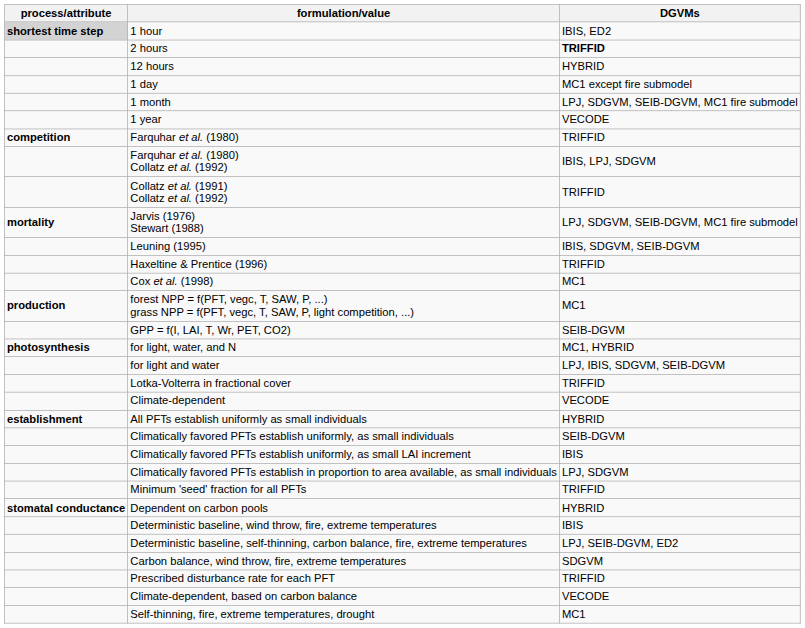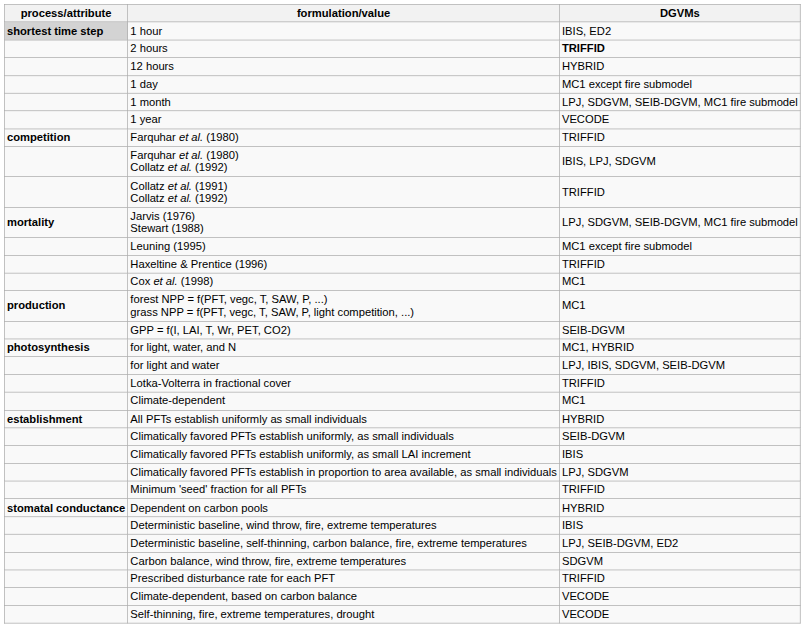(631, 246) IBIS, SDGVM, SEIB-DGVM -> (627, 246) MC1 except fire submodel
(586, 401) VECODE -> (574, 401) MC1
(574, 614) MC1 -> (586, 614) VECODE
